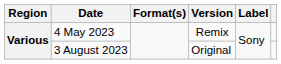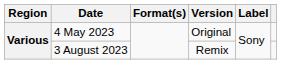(212, 31) Remix -> (211, 31) Original
(211, 50) Original -> (212, 50) Remix
